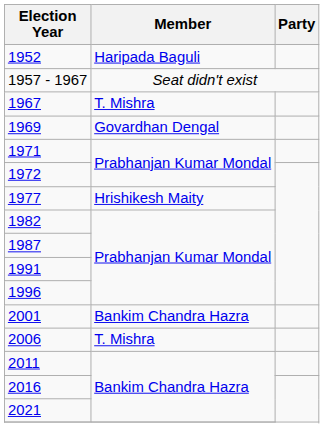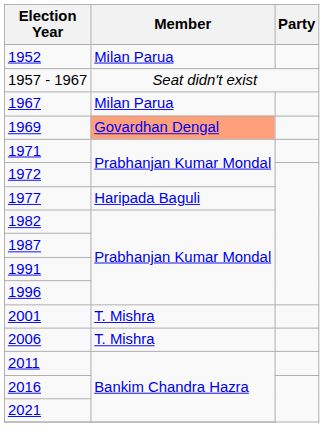(147, 56) Haripada Baguli -> (134, 56) Milan Parua
(124, 103) T. Mishra -> (134, 103) Milan Parua
(157, 127) no background -> (157, 127) lightsalmon background
(149, 198) Hrishikesh Maity -> (147, 198) Haripada Baguli
(172, 316) Bankim Chandra Hazra -> (124, 316) T. Mishra
